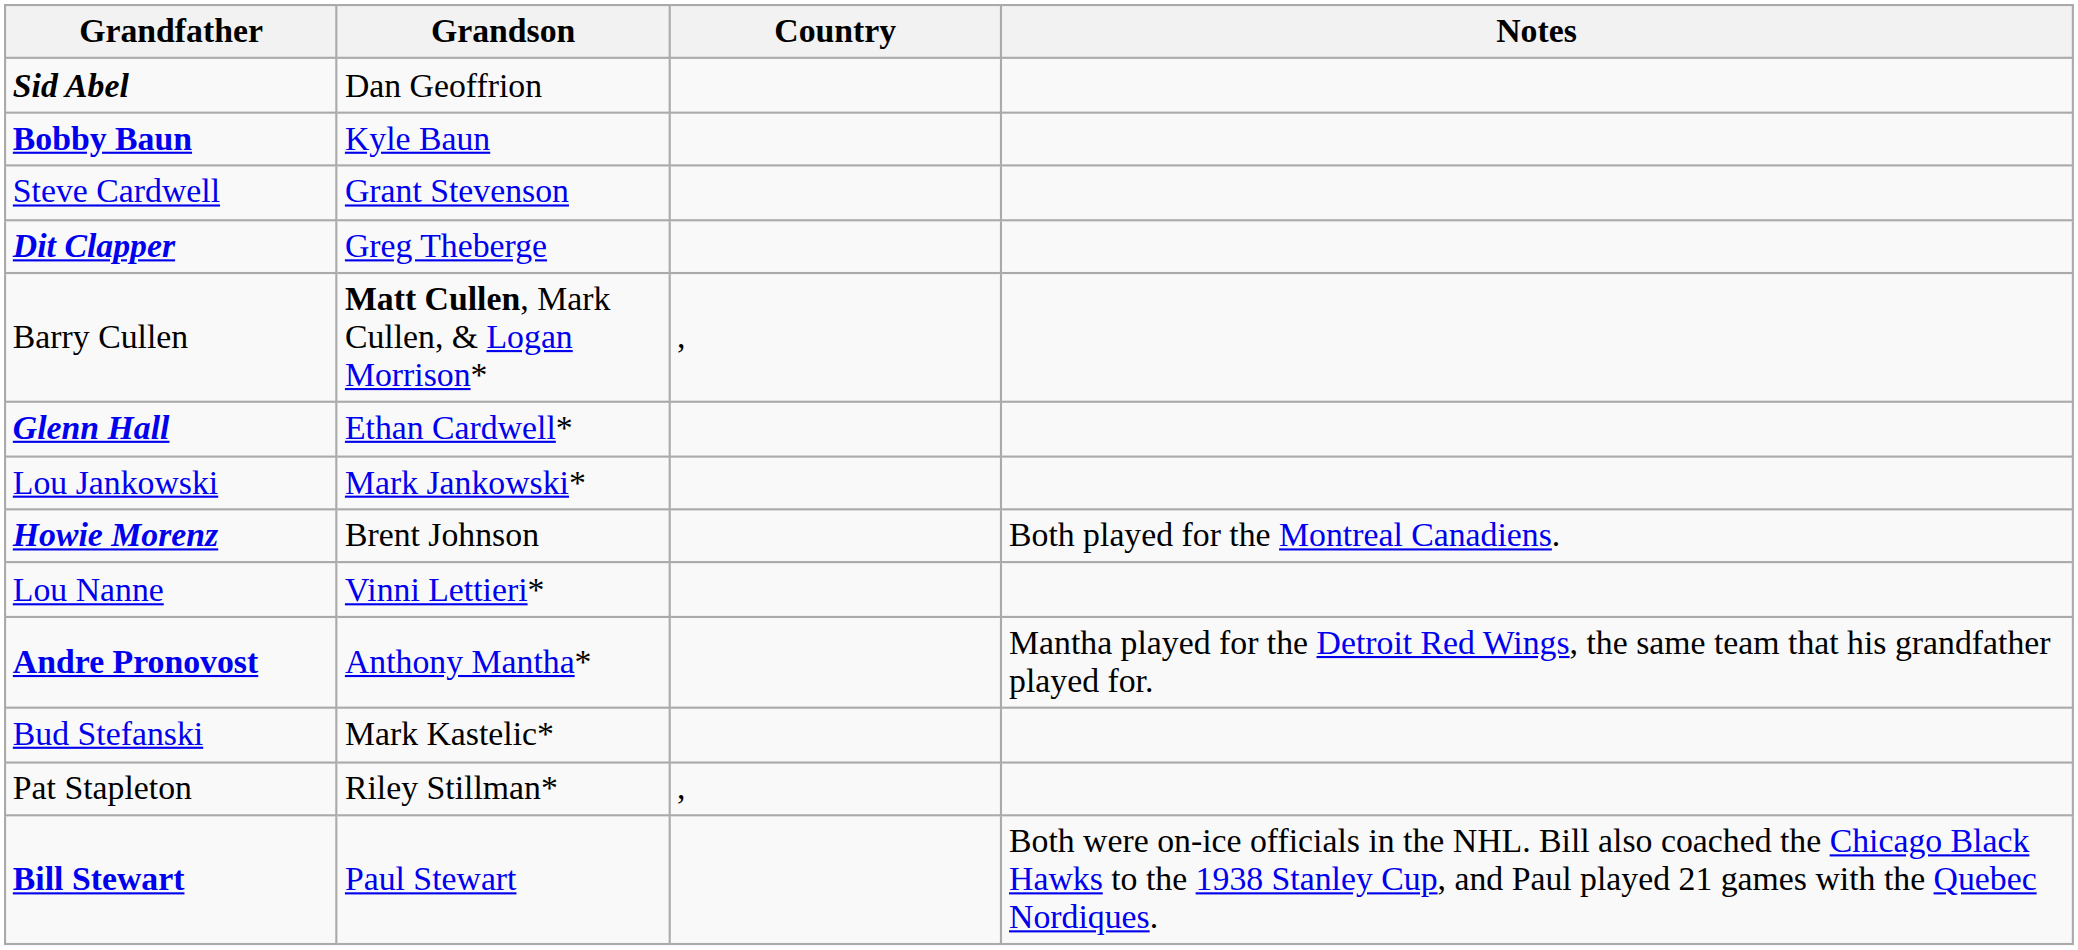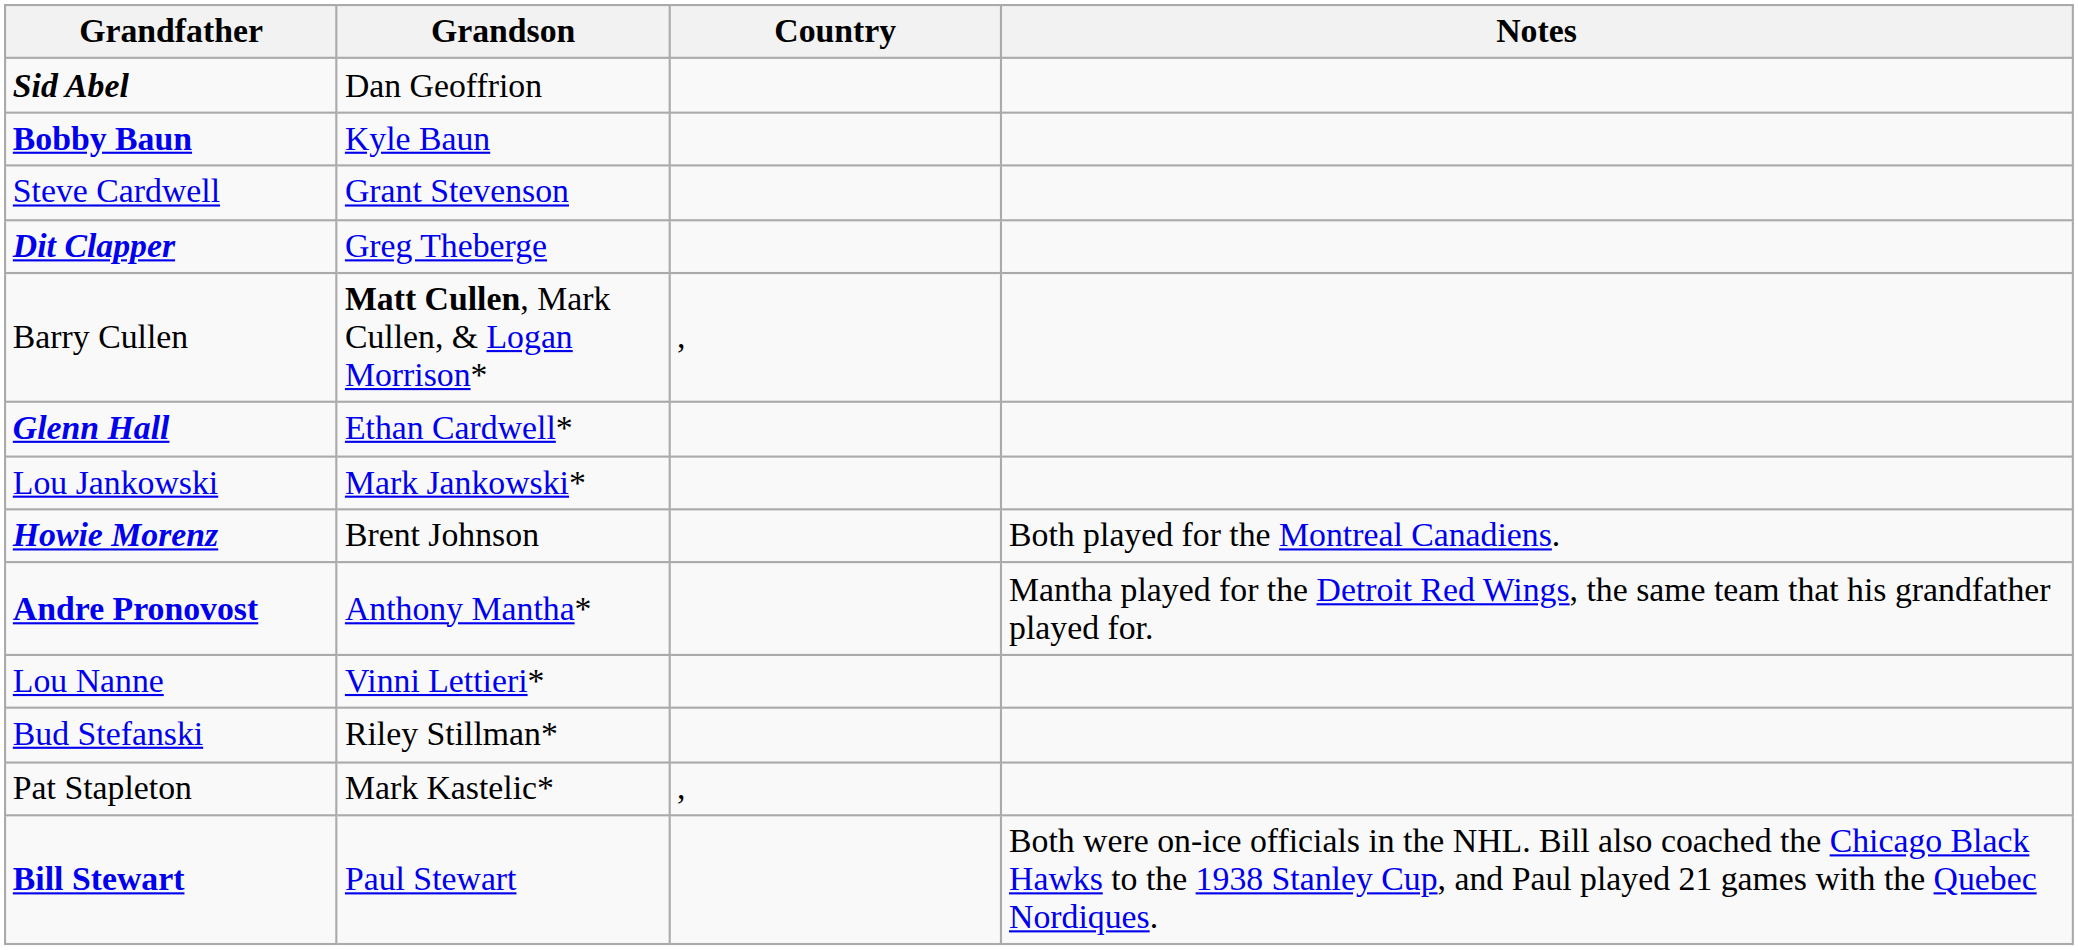rows swapped: (88, 589) <-> (136, 661)
(449, 734) Mark Kastelic* -> (451, 734) Riley Stillman*
(451, 787) Riley Stillman* -> (449, 787) Mark Kastelic*
